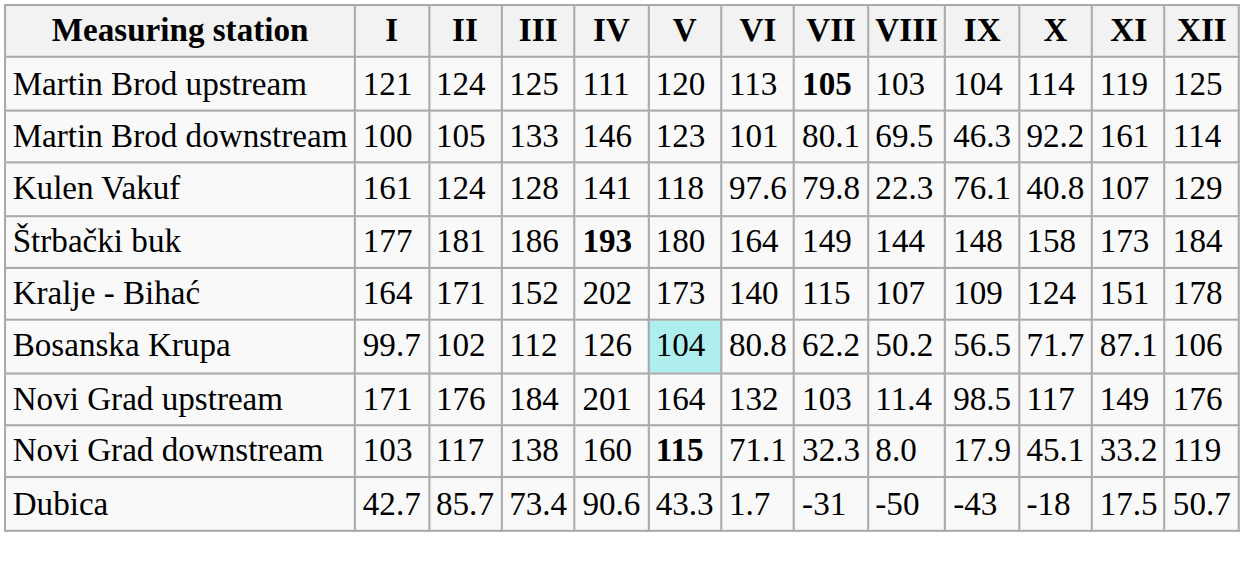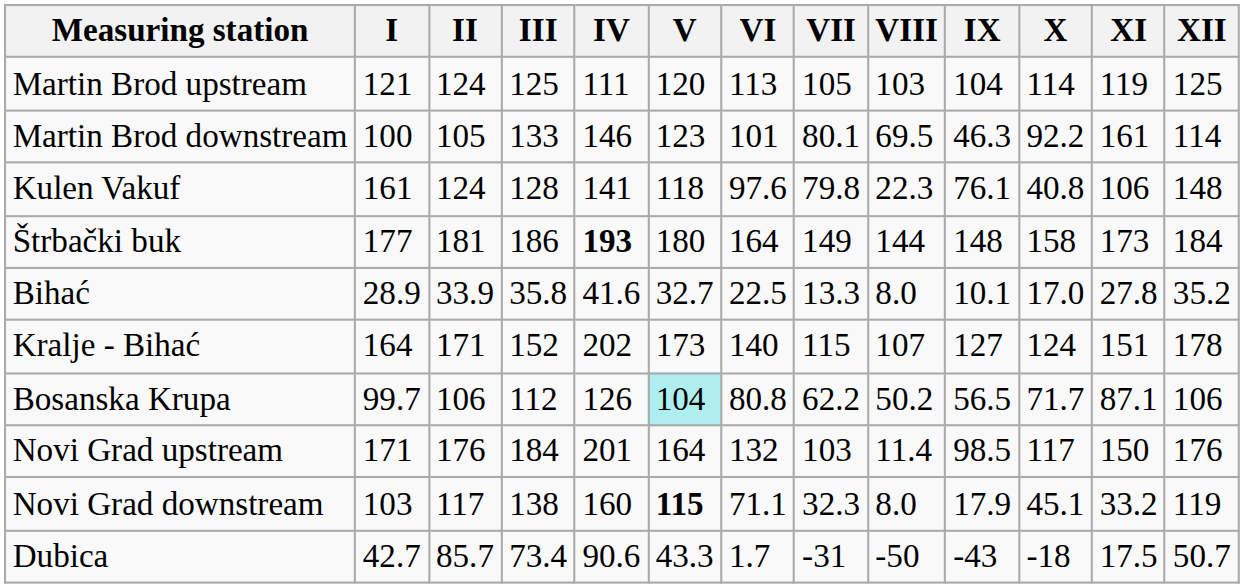(827, 83) bold -> (827, 83) normal
(1124, 188) 107 -> (1124, 188) 106
(1198, 188) 129 -> (1198, 188) 148
+ row: (51, 293)
(978, 293) 109 -> (978, 345) 127
(461, 345) 102 -> (461, 398) 106
(1124, 398) 149 -> (1124, 450) 150
